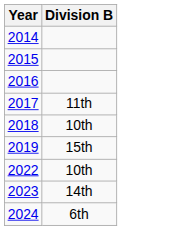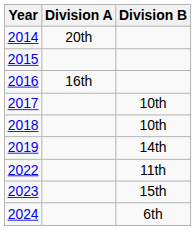+ column: (79, 15)
(79, 103) 11th -> (153, 103) 10th
(79, 147) 15th -> (153, 147) 14th
(79, 170) 10th -> (153, 170) 11th
(79, 192) 14th -> (153, 192) 15th
